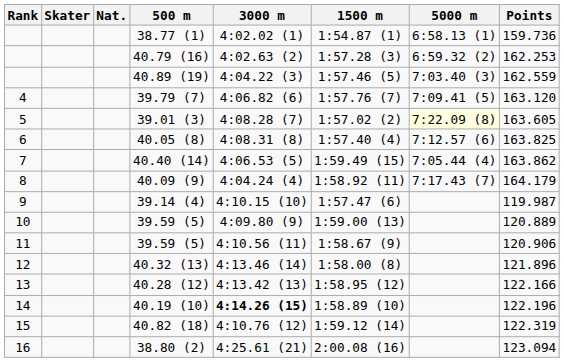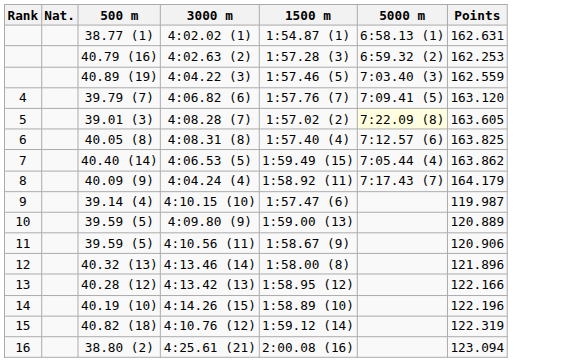- column: (67, 15)
(529, 36) 159.736 -> (477, 36) 162.631
(262, 306) bold -> (210, 306) normal
